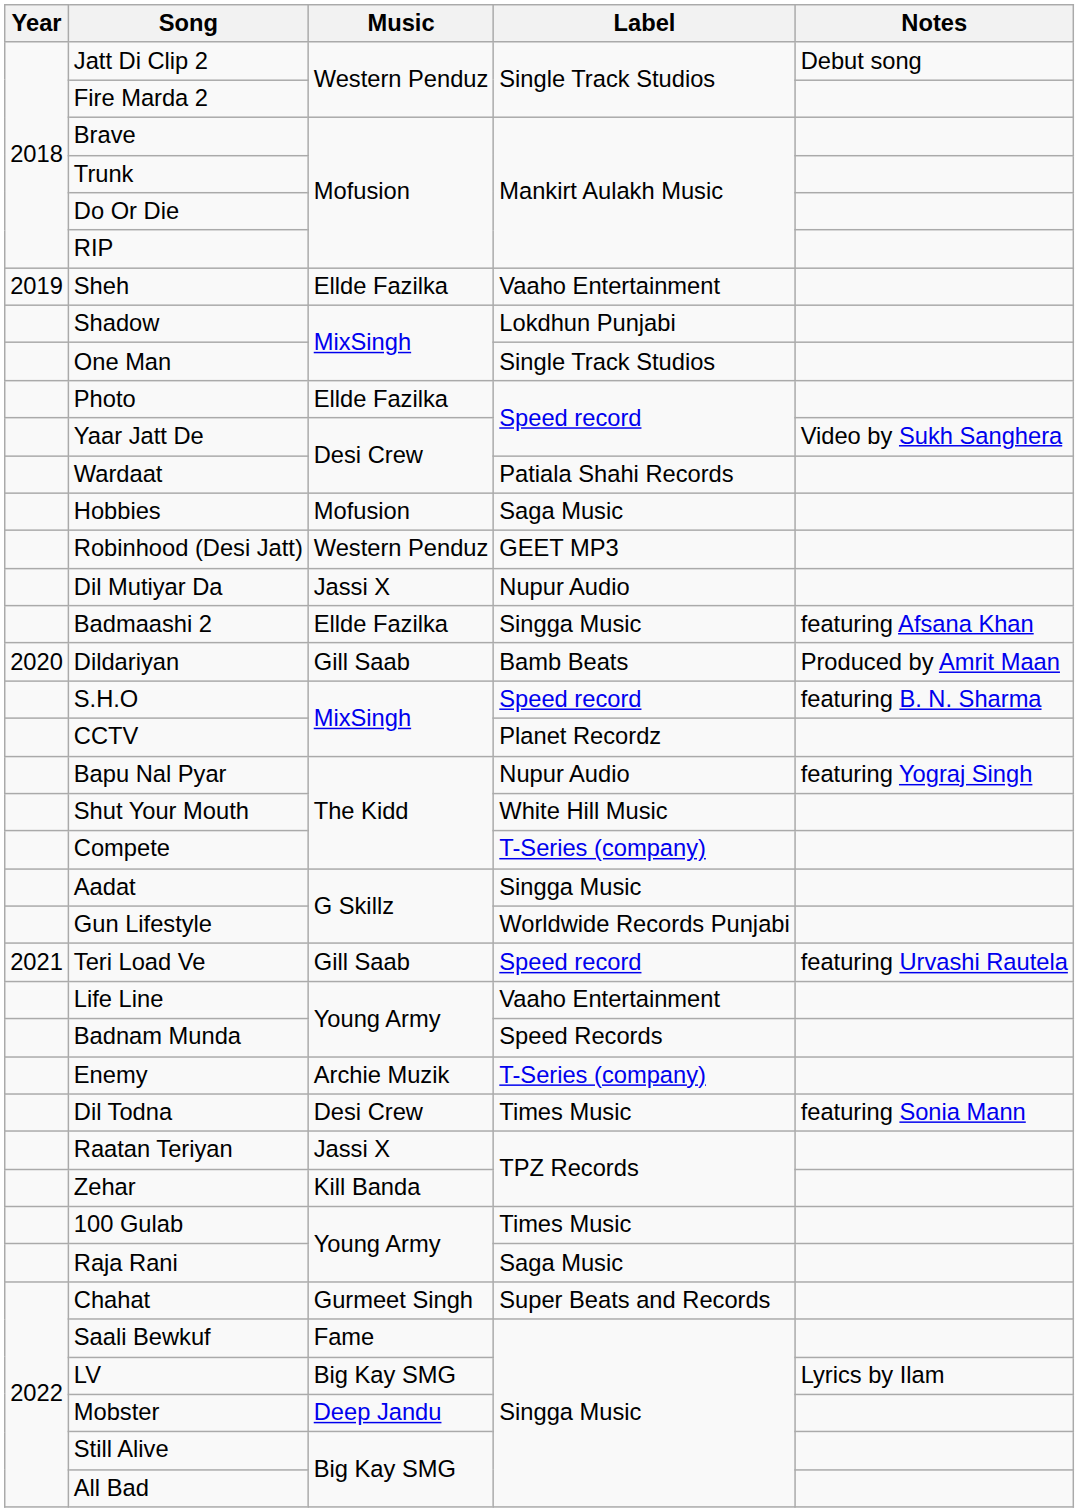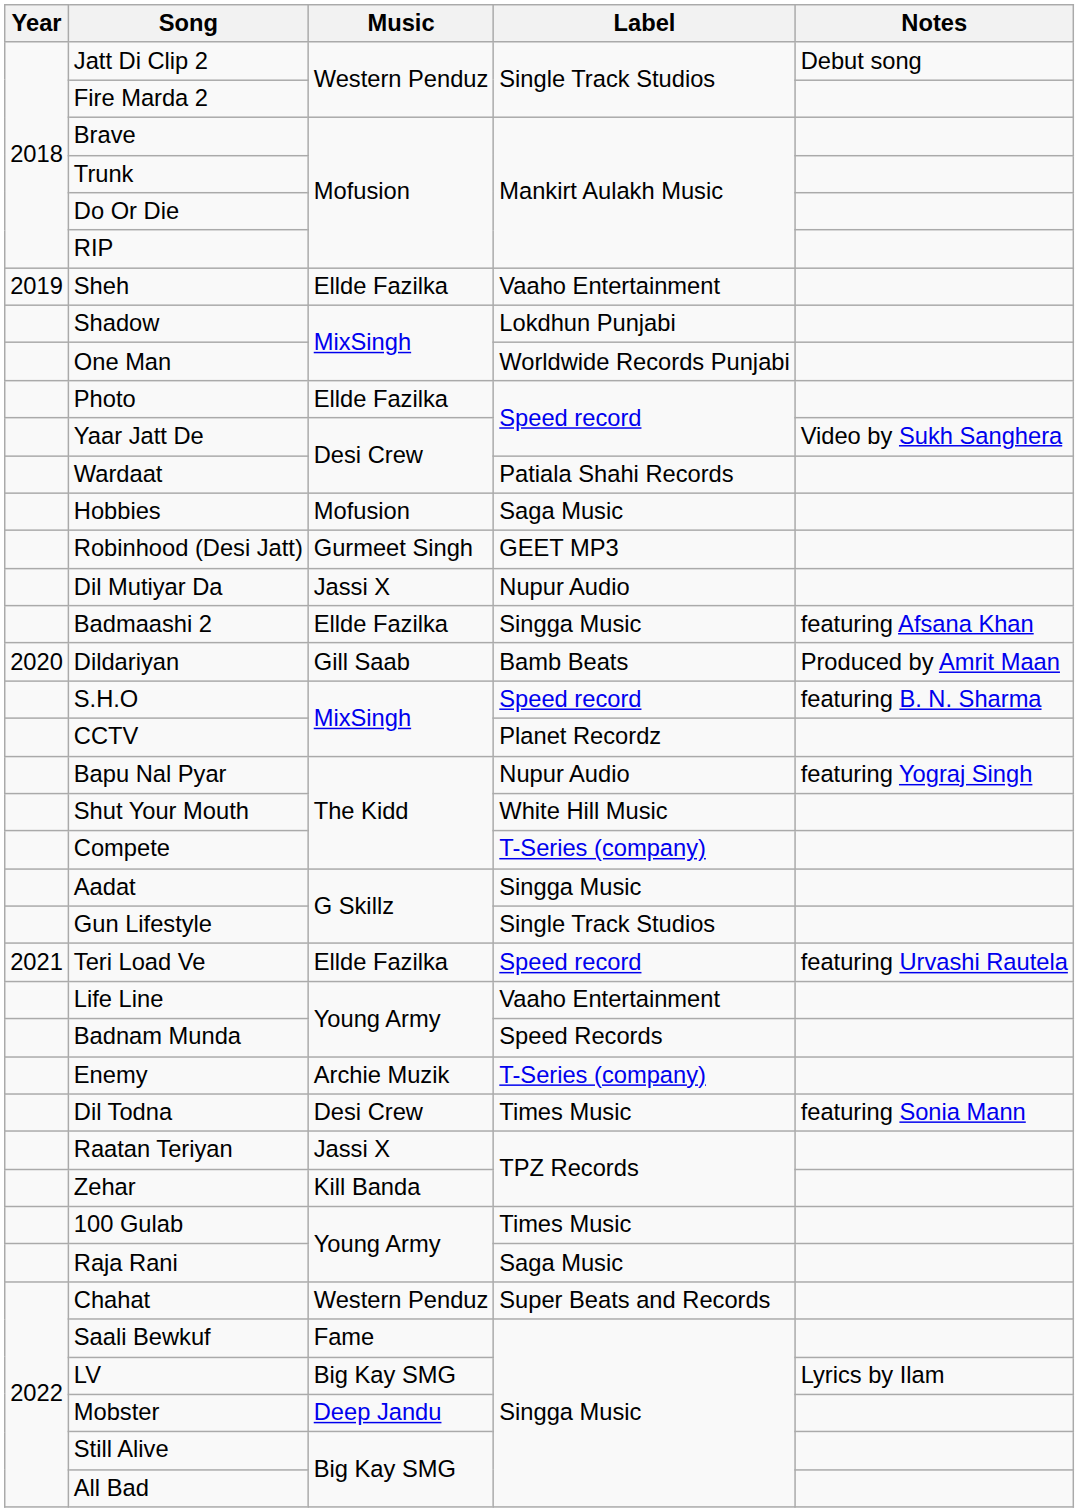(607, 361) Single Track Studios -> (645, 361) Worldwide Records Punjabi
(401, 549) Western Penduz -> (393, 549) Gurmeet Singh
(645, 924) Worldwide Records Punjabi -> (607, 924) Single Track Studios
(362, 962) Gill Saab -> (381, 962) Ellde Fazilka
(393, 1300) Gurmeet Singh -> (401, 1300) Western Penduz
